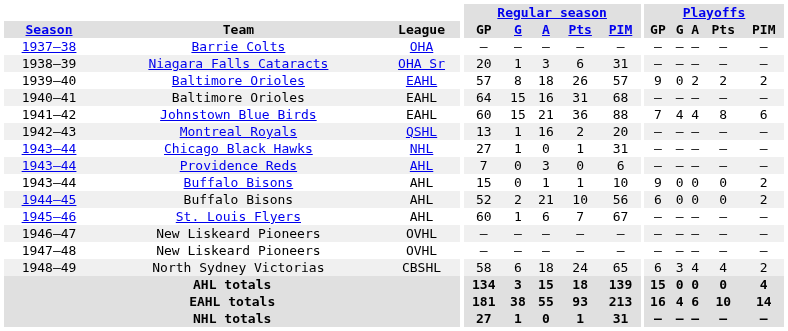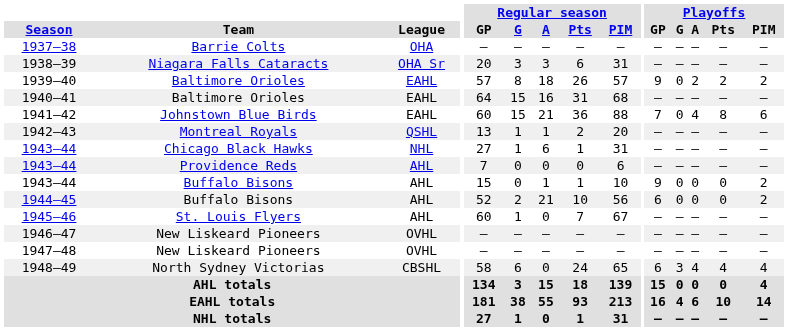(518, 64) 1 -> (518, 64) 3
(680, 114) 4 -> (680, 114) 0
(546, 132) 16 -> (546, 132) 1
(546, 148) 0 -> (546, 148) 6
(546, 166) 3 -> (546, 166) 0
(546, 216) 6 -> (546, 216) 0
(546, 268) 18 -> (546, 268) 0
(764, 268) 2 -> (764, 268) 4
